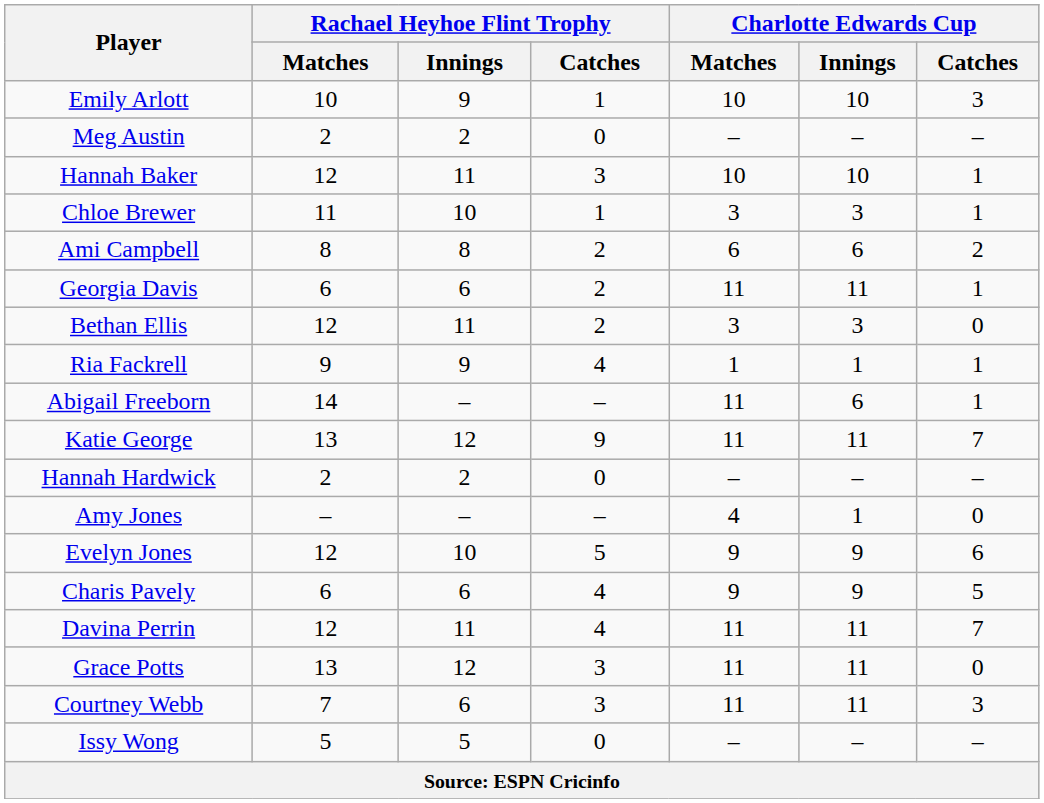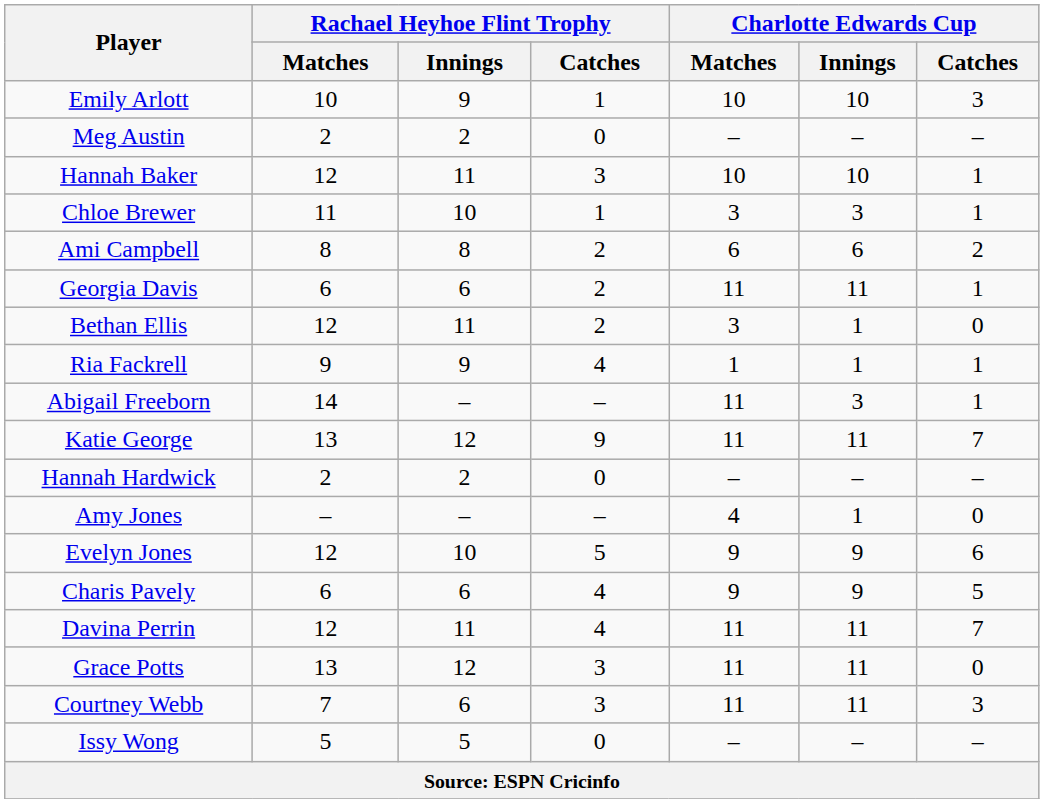(857, 325) 3 -> (857, 325) 1
(857, 401) 6 -> (857, 401) 3
